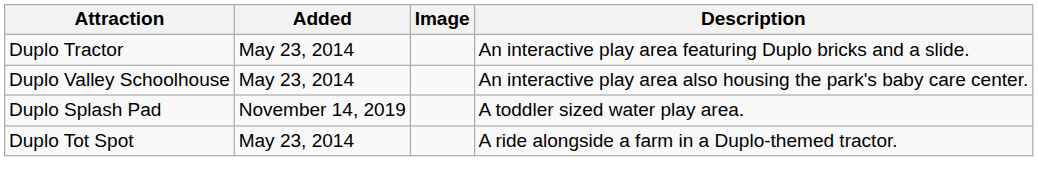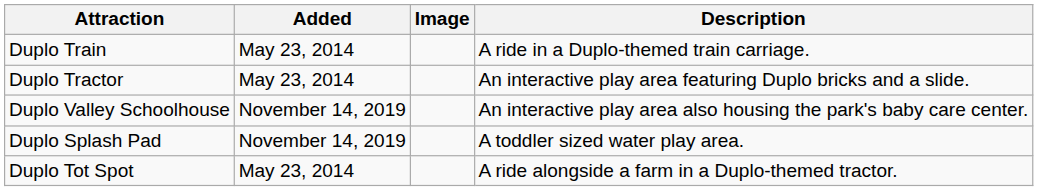+ row: (58, 49)
(296, 79) May 23, 2014 -> (322, 110) November 14, 2019
